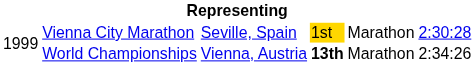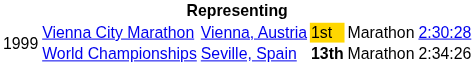(249, 32) Seville, Spain -> (254, 32) Vienna, Austria
(254, 54) Vienna, Austria -> (249, 54) Seville, Spain
